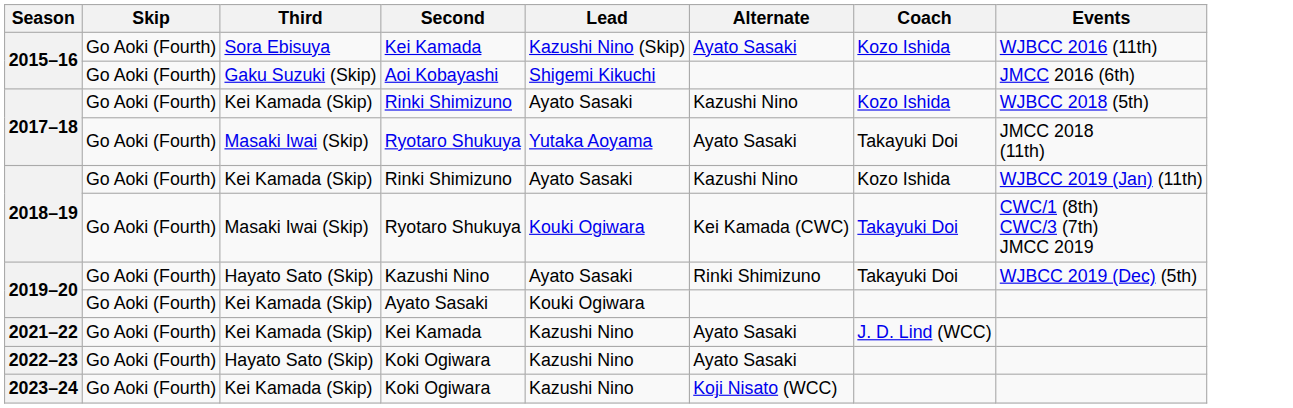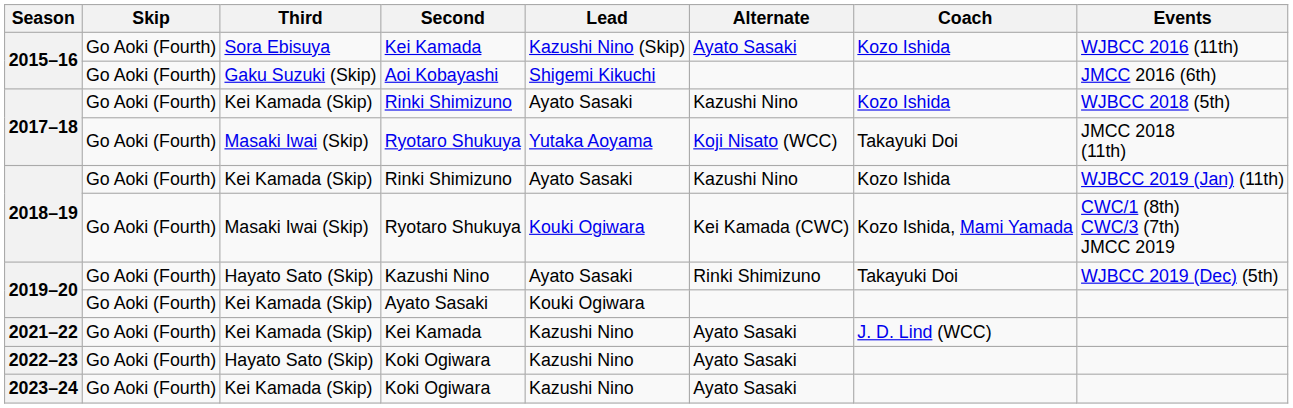(745, 141) Ayato Sasaki -> (765, 141) Koji Nisato (WCC)
(908, 227) Takayuki Doi -> (965, 227) Kozo Ishida, Mami Yamada
(765, 388) Koji Nisato (WCC) -> (745, 388) Ayato Sasaki
